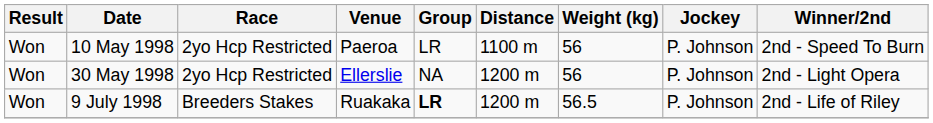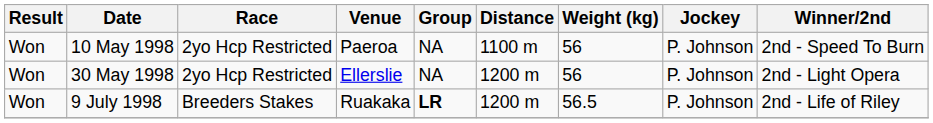(430, 46) LR -> (431, 46) NA
